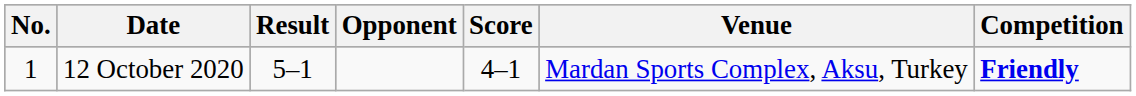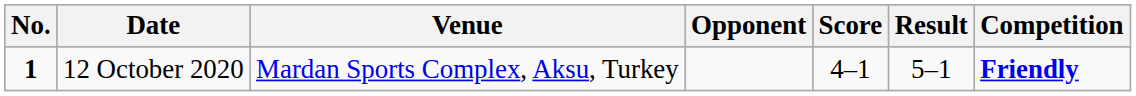columns swapped: (756, 25) <-> (293, 25)
(31, 68) normal -> (31, 68) bold
